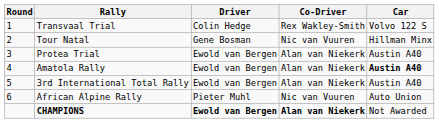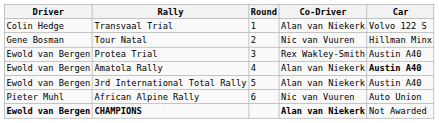columns swapped: (20, 11) <-> (235, 11)
(323, 26) Rex Wakley-Smith -> (323, 26) Alan van Niekerk
(323, 54) Alan van Niekerk -> (323, 54) Rex Wakley-Smith
